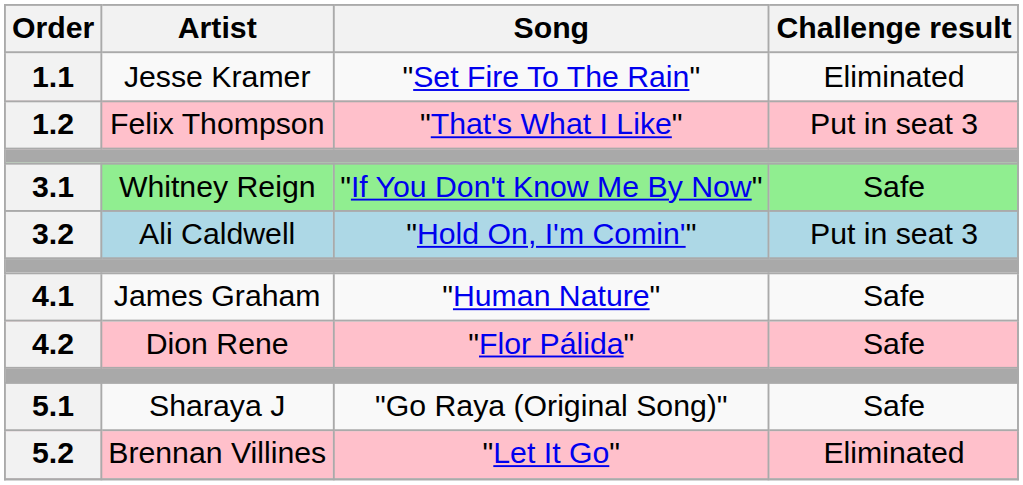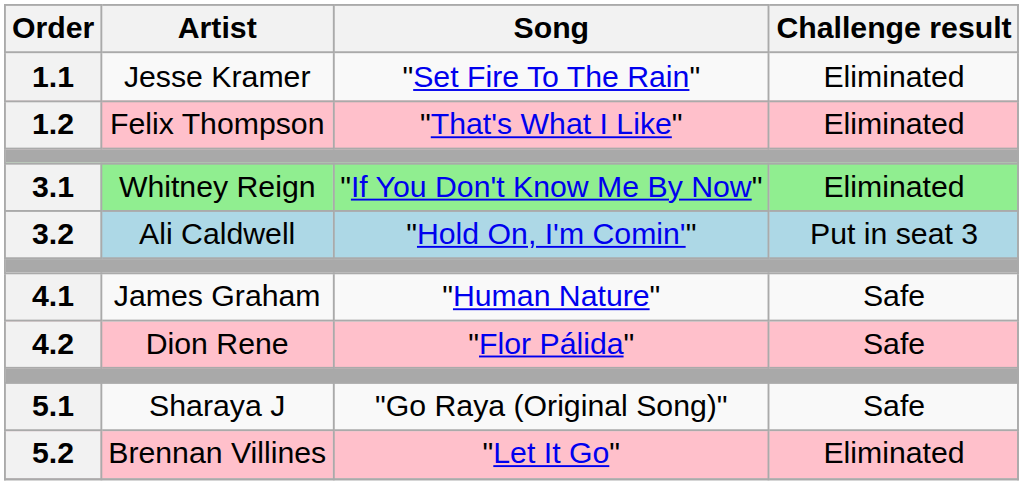(894, 124) Put in seat 3 -> (894, 124) Eliminated
(894, 186) Safe -> (894, 186) Eliminated
